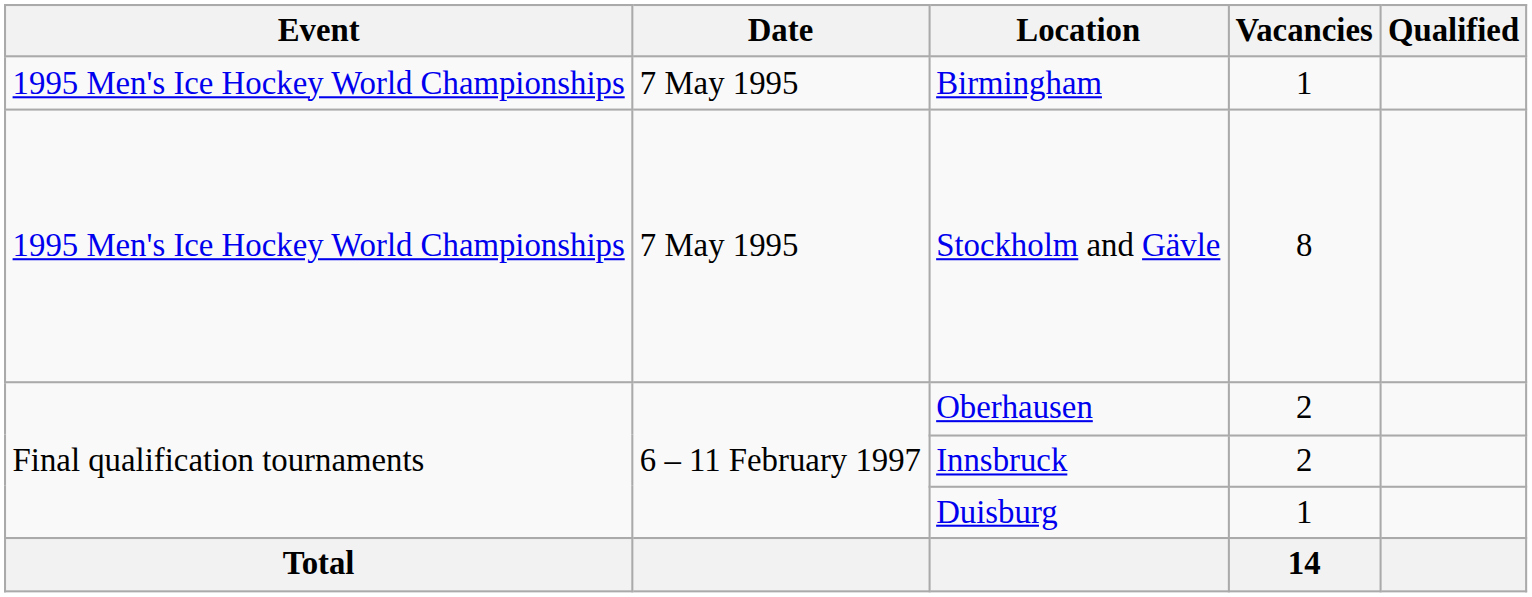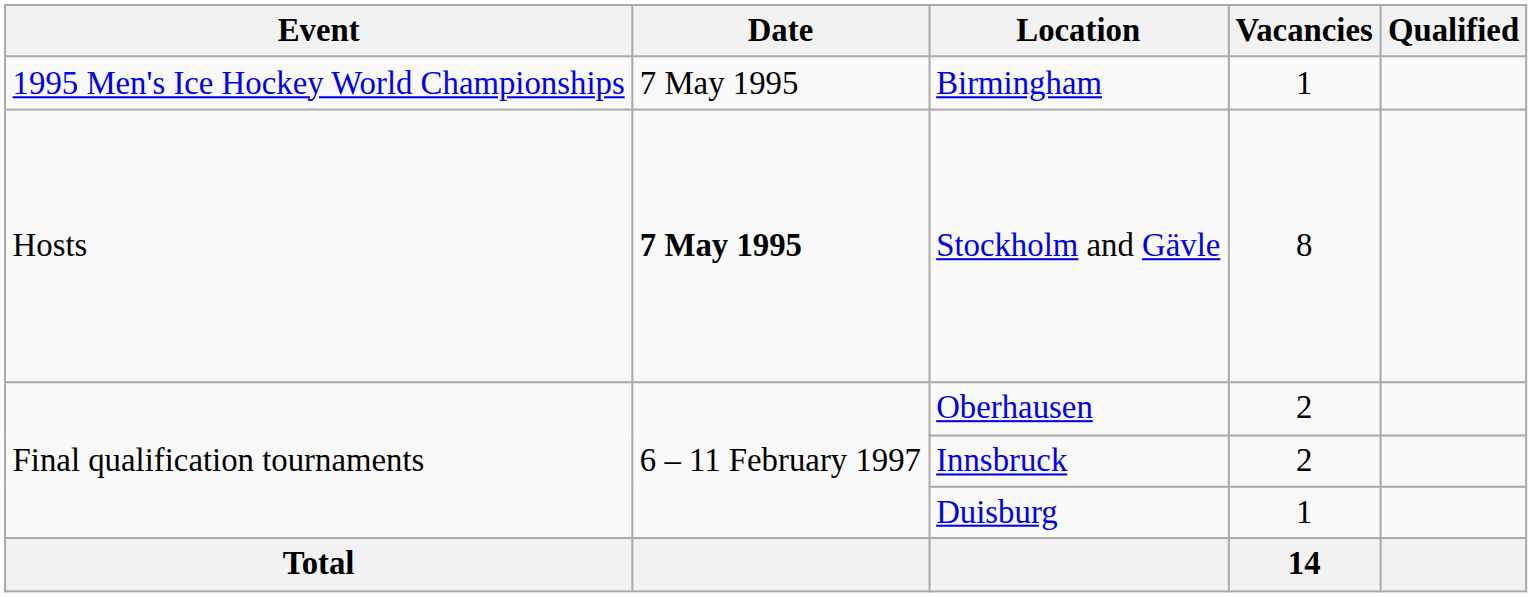(319, 245) 1995 Men's Ice Hockey World Championships -> (50, 245) Hosts
(719, 245) normal -> (721, 245) bold
